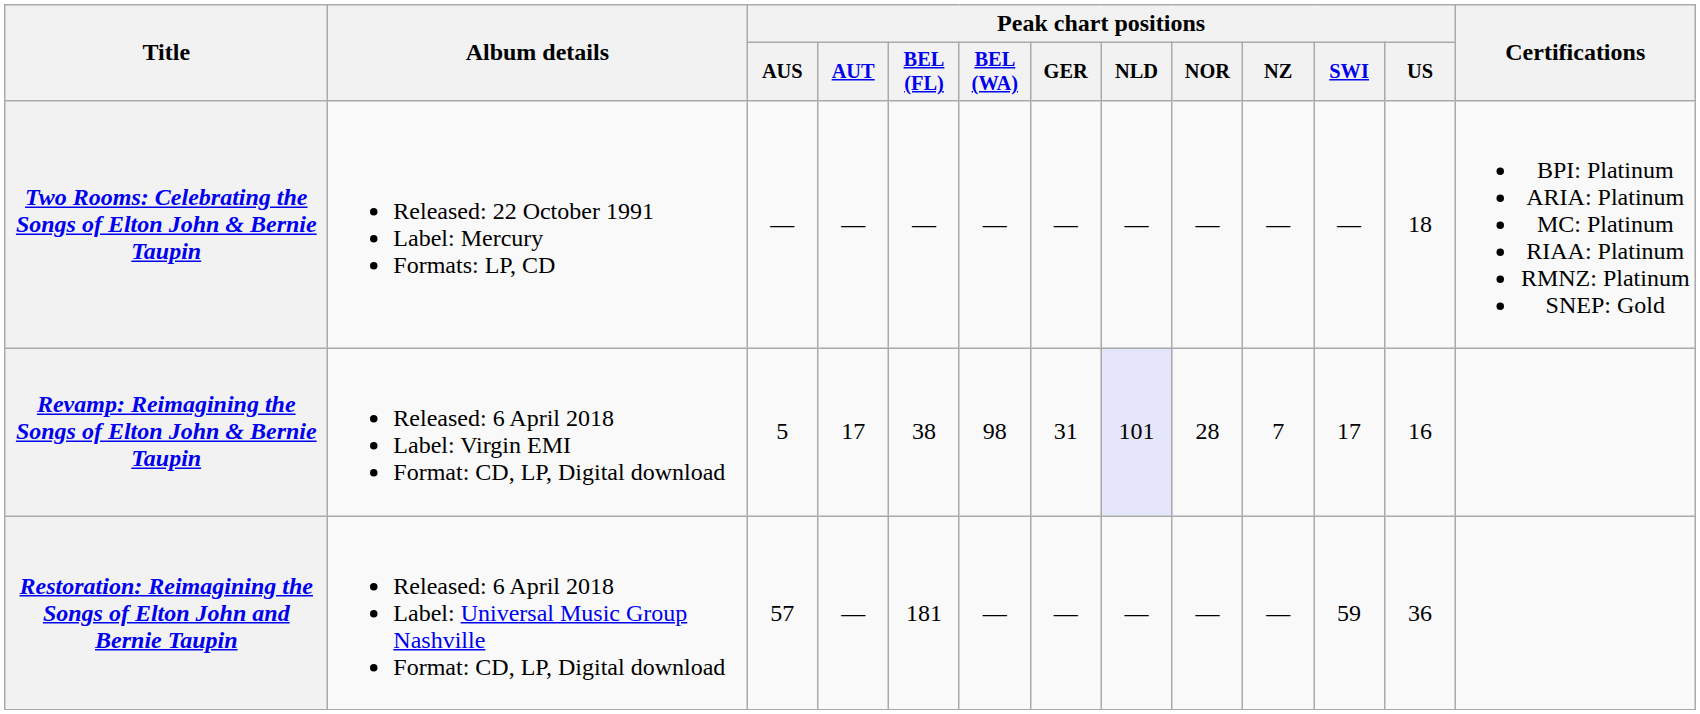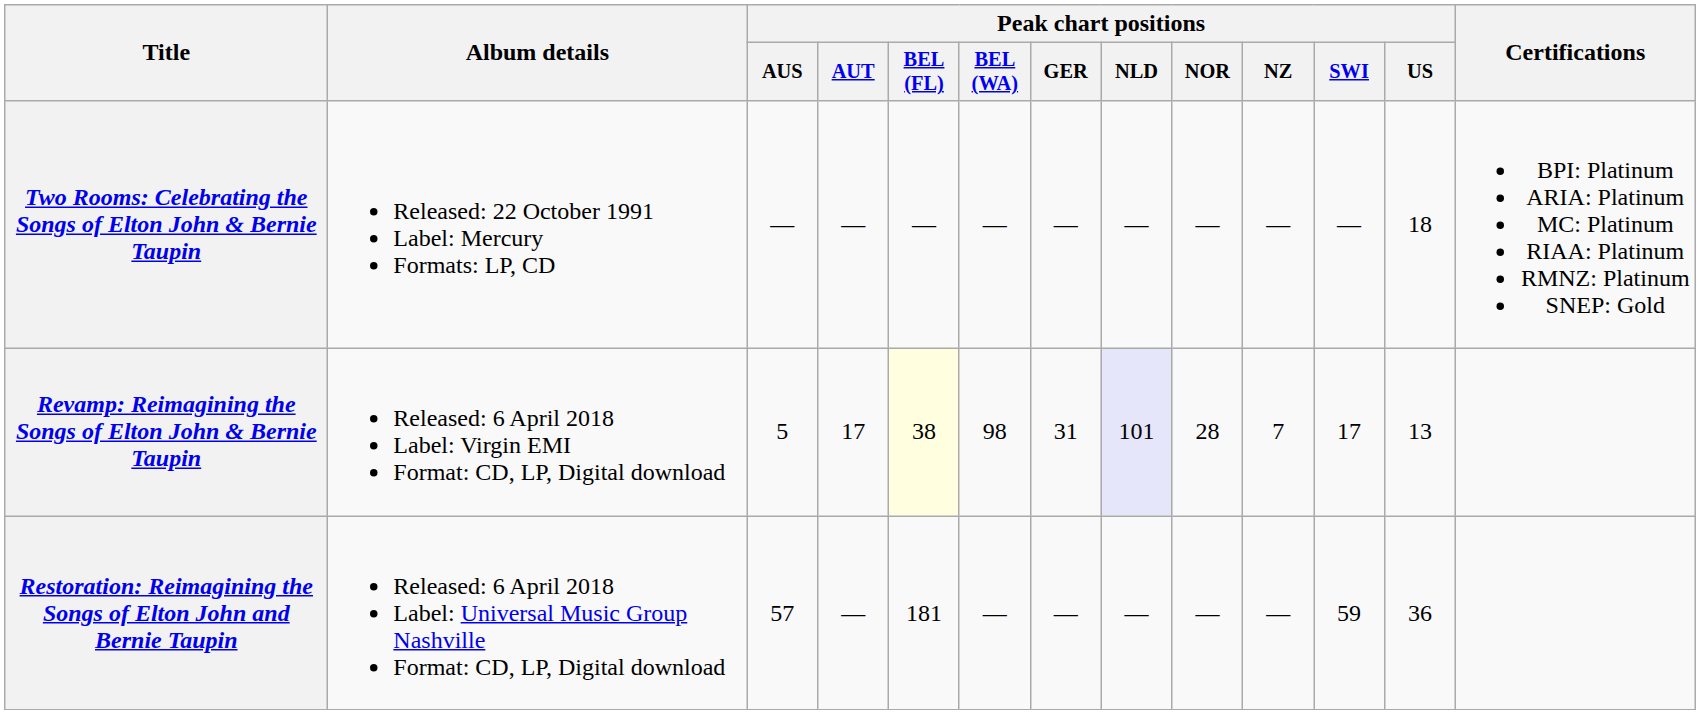(924, 431) no background -> (924, 431) lightyellow background
(1420, 431) 16 -> (1420, 431) 13
